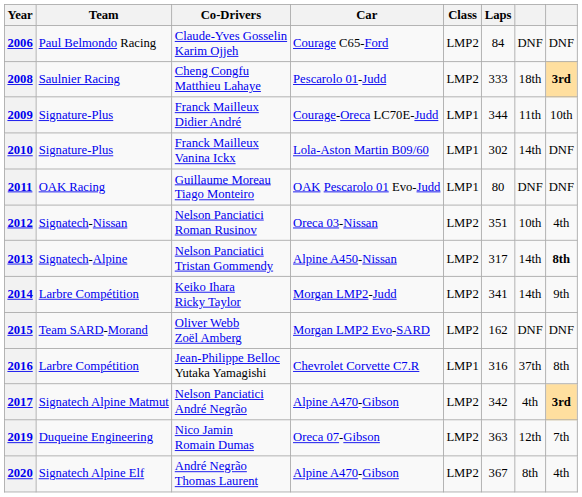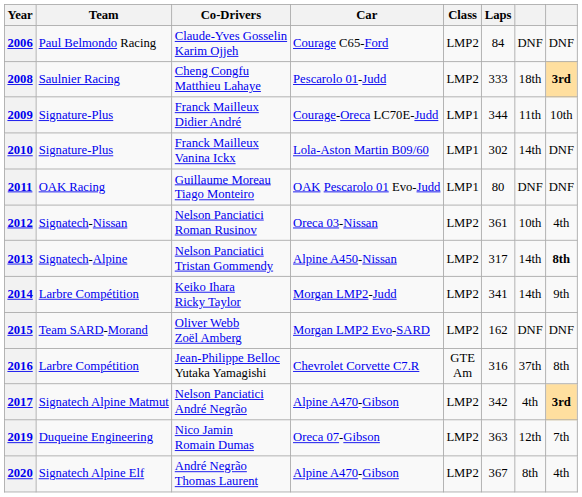(498, 223) 351 -> (498, 223) 361
(463, 366) LMP1 -> (463, 366) GTE Am
